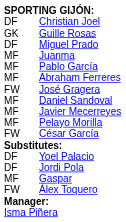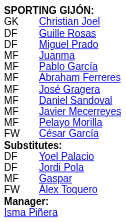(11, 22) DF -> (11, 22) GK
(11, 33) GK -> (11, 33) DF
(12, 89) FW -> (11, 89) MF
